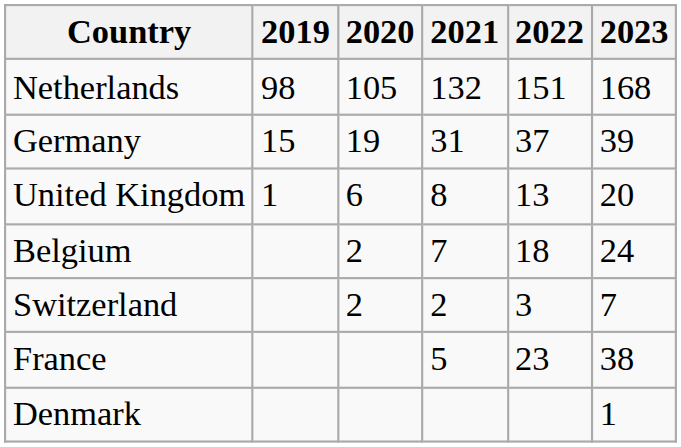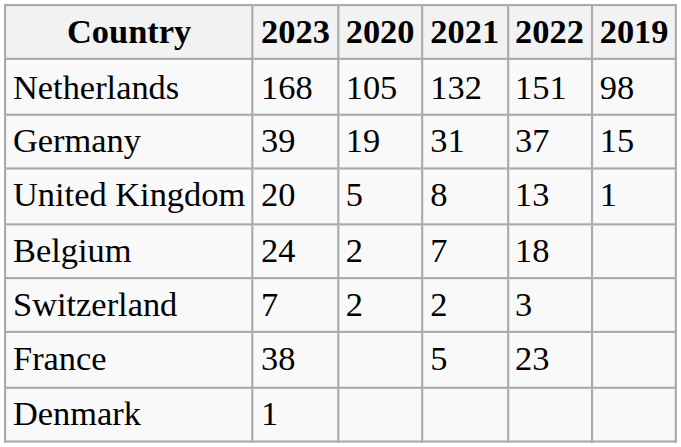columns swapped: (295, 31) <-> (634, 31)
(354, 195) 6 -> (354, 195) 5
